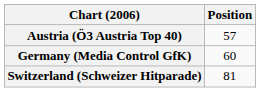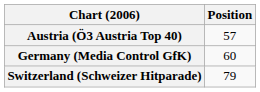(230, 76) 81 -> (230, 76) 79
